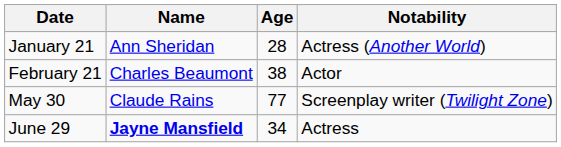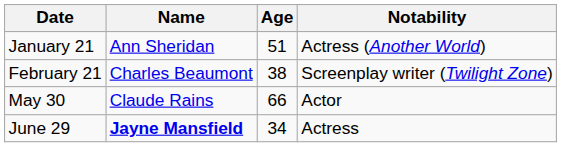(277, 45) 28 -> (277, 45) 51
(322, 73) Actor -> (427, 73) Screenplay writer (Twilight Zone)
(277, 100) 77 -> (277, 100) 66
(427, 100) Screenplay writer (Twilight Zone) -> (322, 100) Actor
